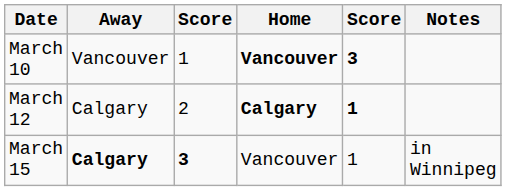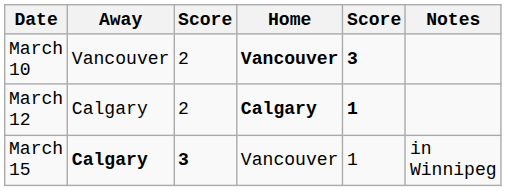(183, 59) 1 -> (183, 59) 2
